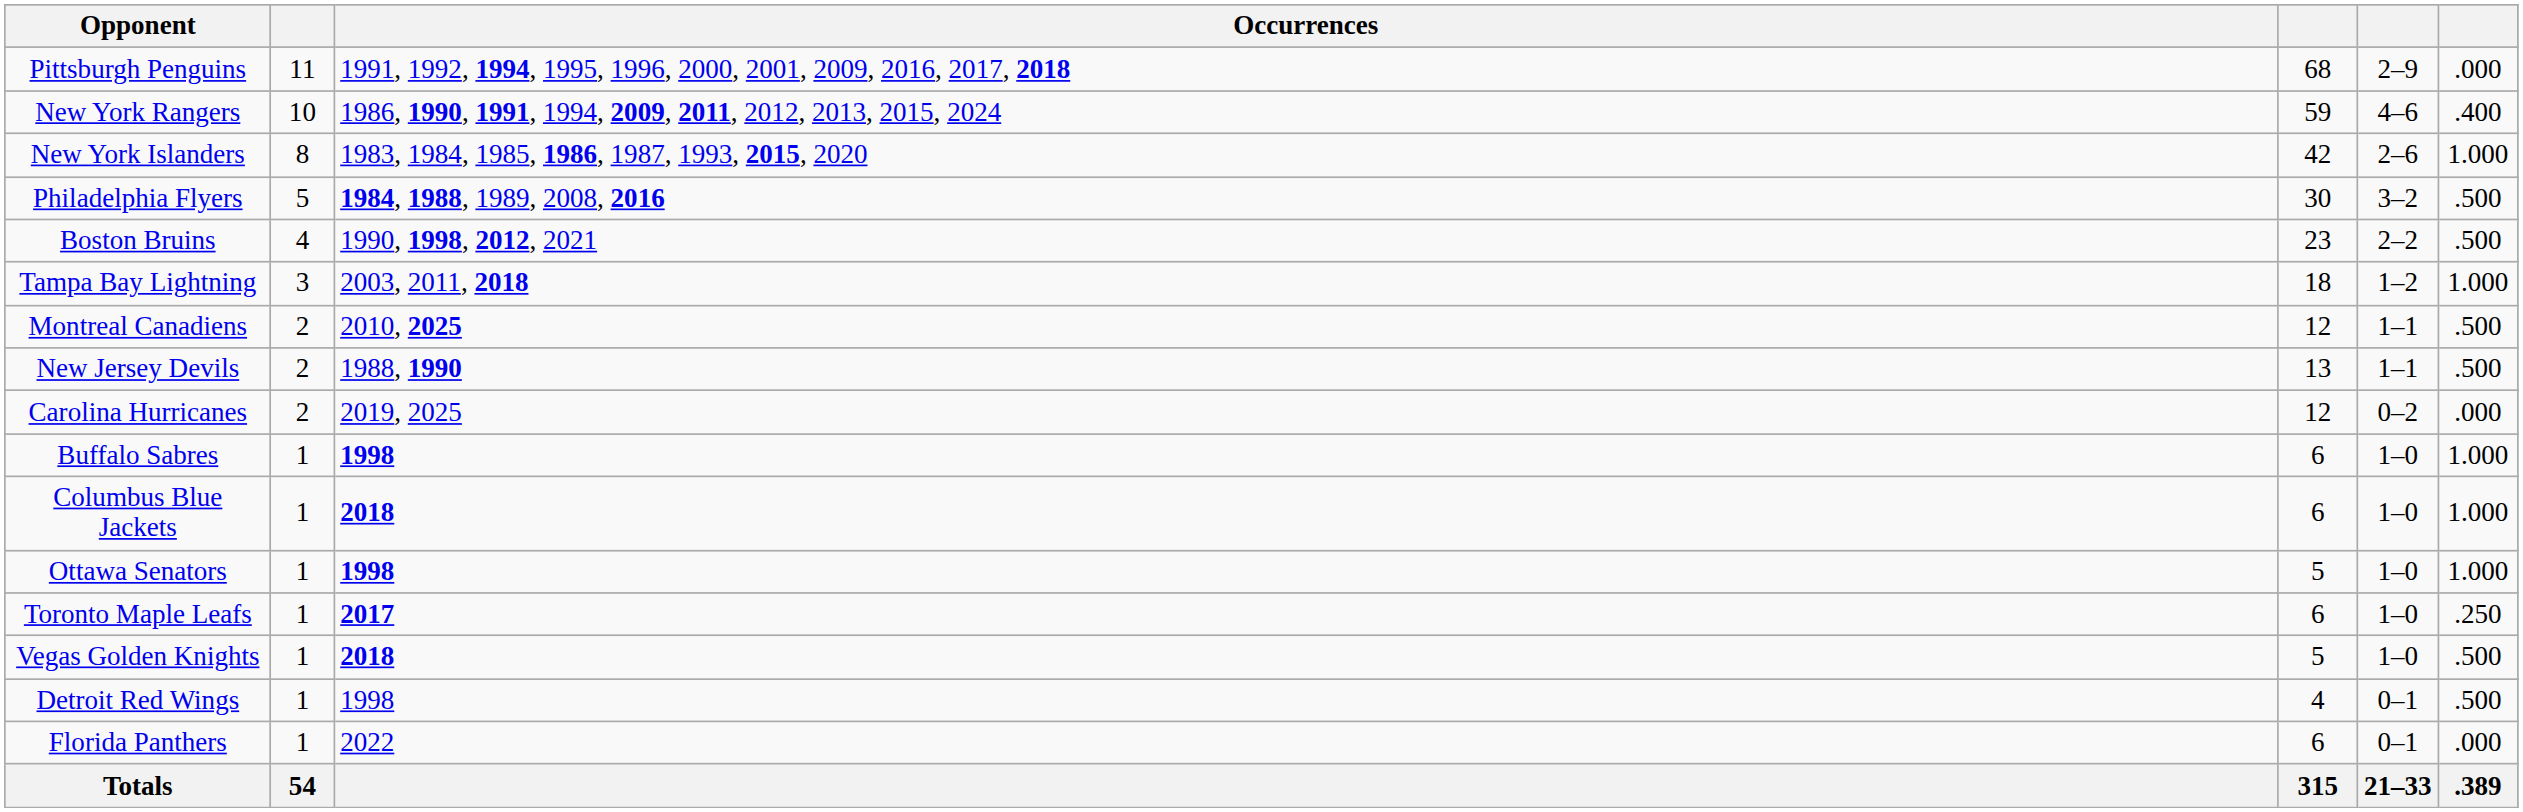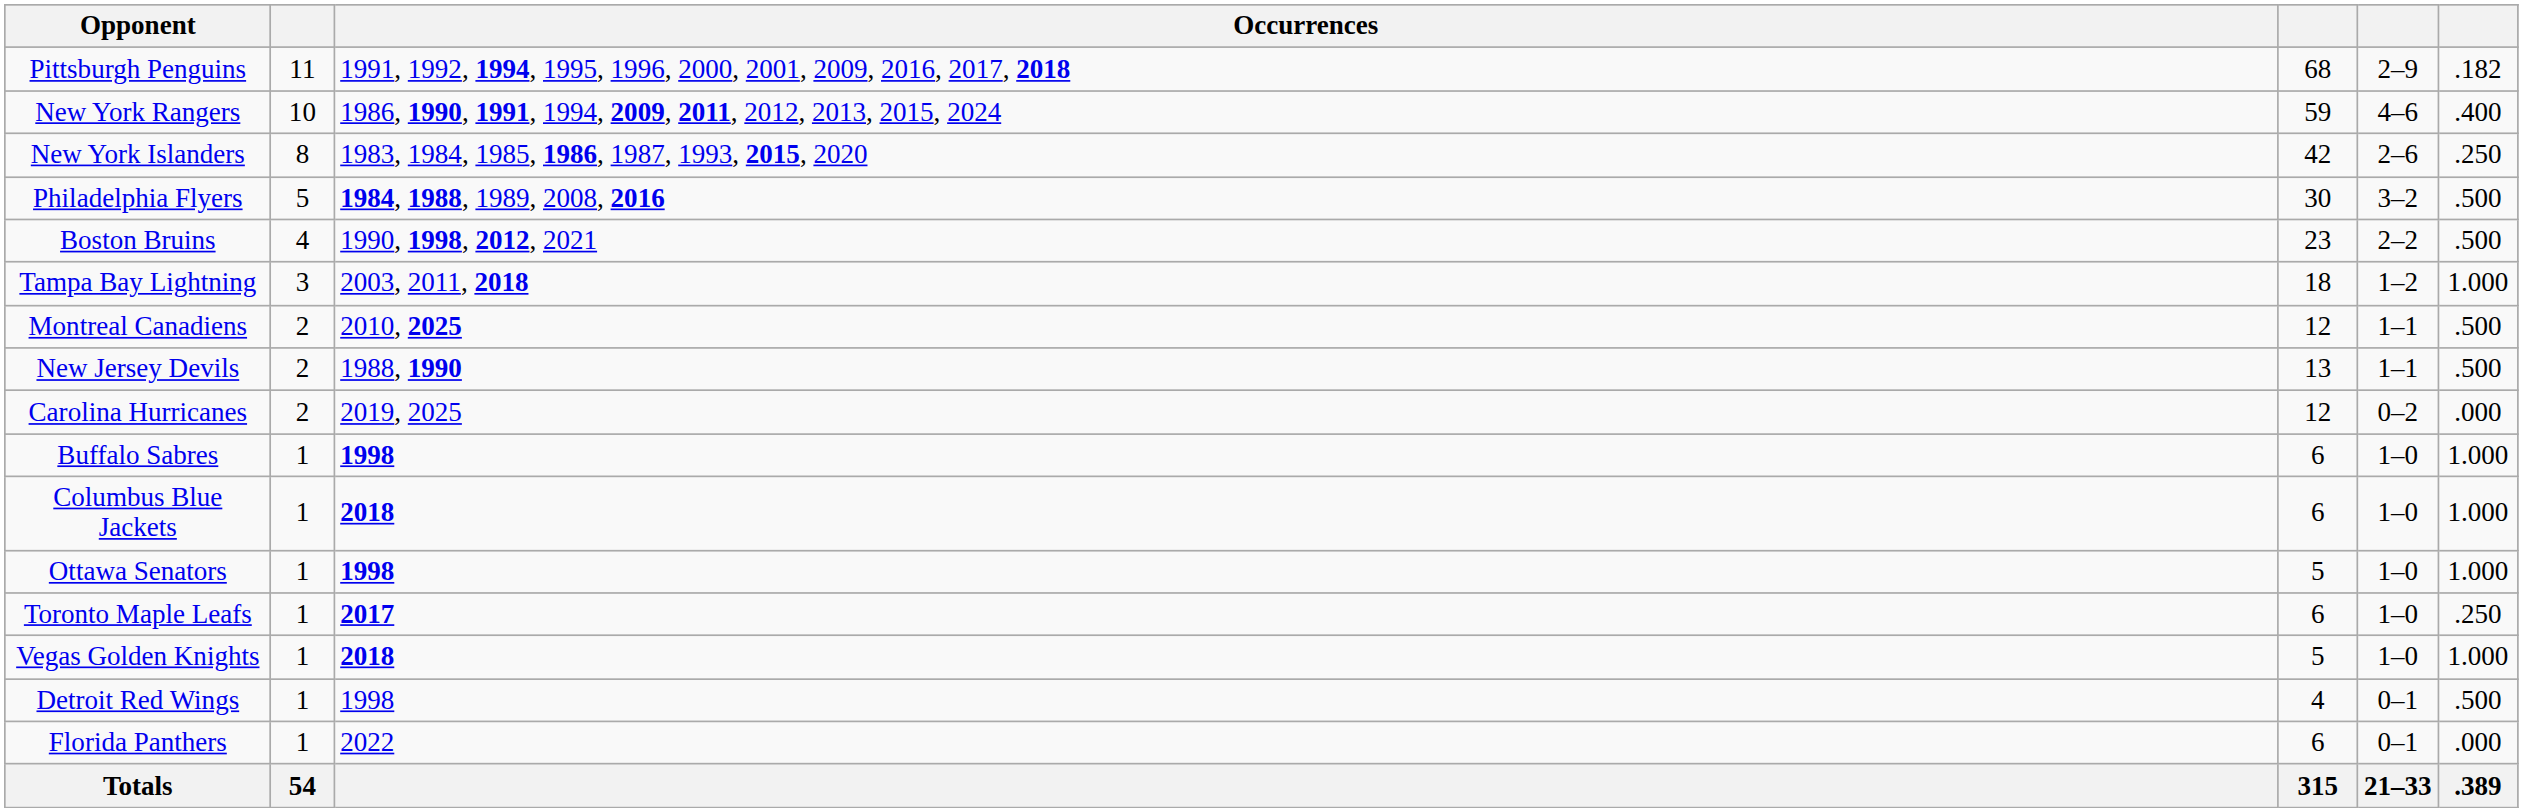(2478, 68) .000 -> (2478, 68) .182
(2478, 154) 1.000 -> (2478, 154) .250
(2478, 656) .500 -> (2478, 656) 1.000
